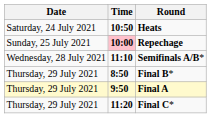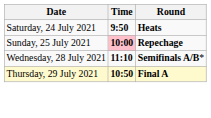(122, 27) 10:50 -> (119, 27) 9:50
- row: (156, 74)
(119, 89) 9:50 -> (122, 74) 10:50
- row: (156, 105)
